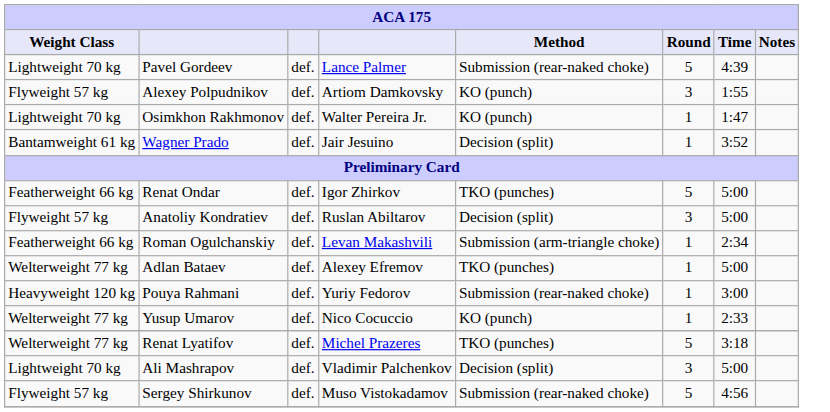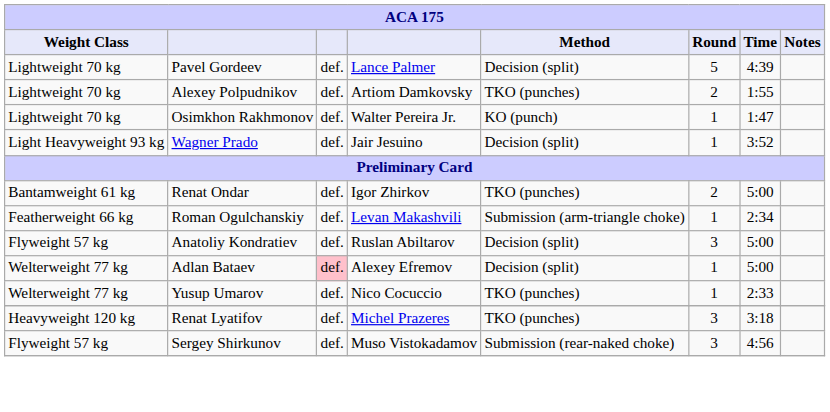(554, 67) Submission (rear-naked choke) -> (532, 67) Decision (split)
(58, 92) Flyweight 57 kg -> (64, 92) Lightweight 70 kg
(496, 92) KO (punch) -> (532, 92) TKO (punches)
(689, 92) 3 -> (714, 92) 2
(72, 142) Bantamweight 61 kg -> (86, 142) Light Heavyweight 93 kg
(71, 192) Featherweight 66 kg -> (72, 192) Bantamweight 61 kg
(689, 192) 5 -> (714, 192) 2
rows swapped: (205, 217) <-> (209, 242)
(303, 267) no background -> (332, 267) pink background
(507, 267) TKO (punches) -> (532, 267) Decision (split)
- row: (191, 292)
(496, 318) KO (punch) -> (532, 292) TKO (punches)
(68, 343) Welterweight 77 kg -> (72, 318) Heavyweight 120 kg
(689, 343) 5 -> (714, 318) 3
- row: (188, 368)
(689, 393) 5 -> (714, 343) 3
